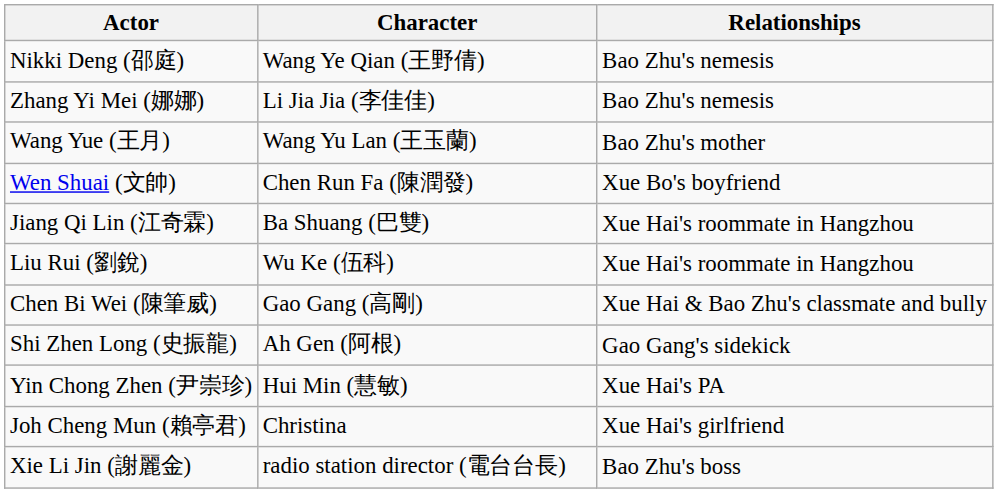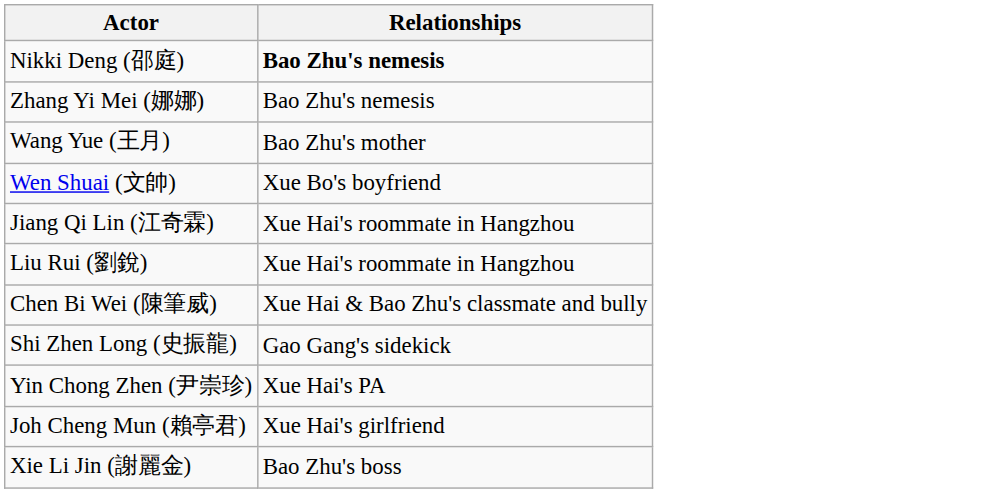- column: (427, 22)
(688, 61) normal -> (354, 61) bold
